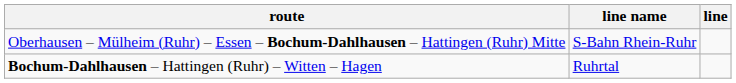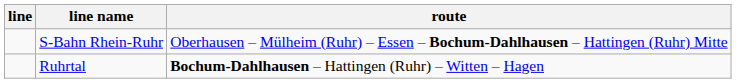columns swapped: (716, 16) <-> (287, 16)
